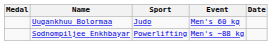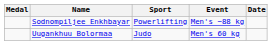rows swapped: (72, 23) <-> (81, 35)
